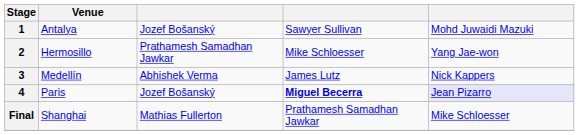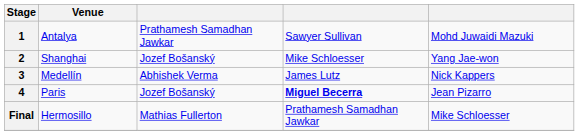(177, 30) Jozef Bošanský -> (196, 36) Prathamesh Samadhan Jawkar
(66, 53) Hermosillo -> (64, 59) Shanghai
(196, 53) Prathamesh Samadhan Jawkar -> (177, 59) Jozef Bošanský
(461, 93) lavender background -> (461, 93) no background
(64, 116) Shanghai -> (66, 116) Hermosillo
